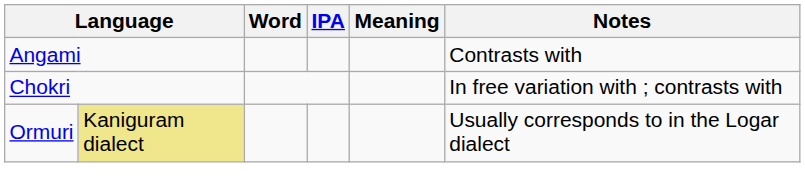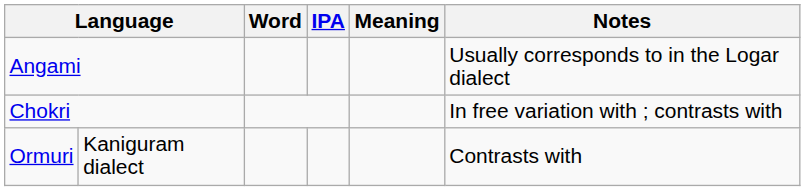(516, 54) Contrasts with -> (614, 66) Usually corresponds to in the Logar dialect
(134, 132) khaki background -> (134, 156) no background
(614, 132) Usually corresponds to in the Logar dialect -> (516, 156) Contrasts with
